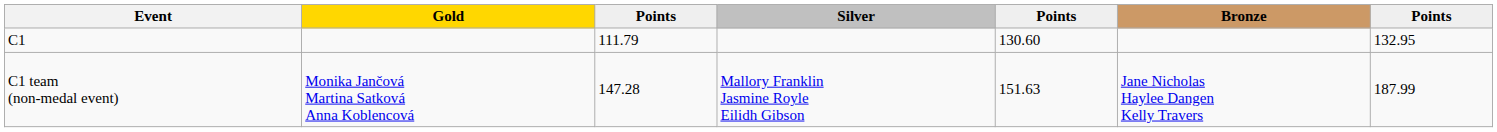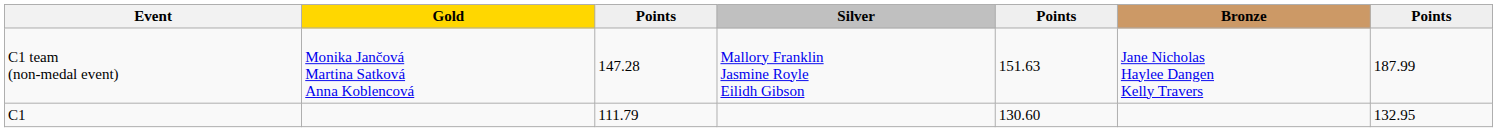rows swapped: (17, 40) <-> (63, 89)
